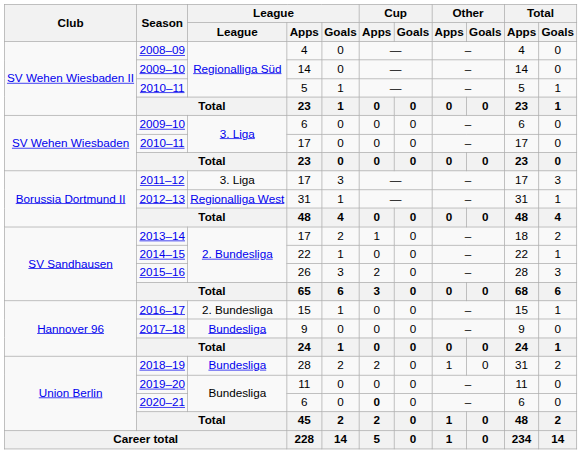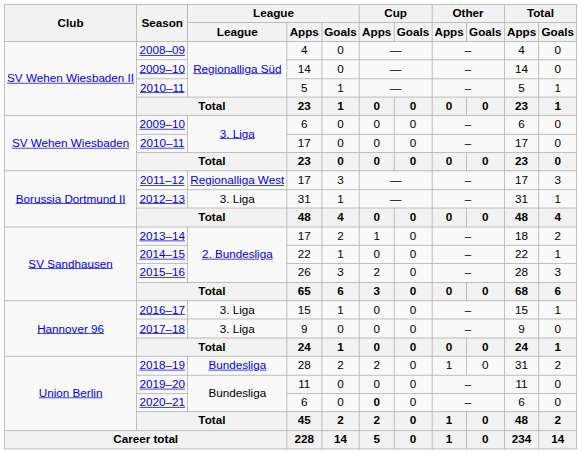(237, 180) 3. Liga -> (237, 180) Regionalliga West
(237, 198) Regionalliga West -> (237, 198) 3. Liga
(237, 310) 2. Bundesliga -> (237, 310) 3. Liga
(237, 328) Bundesliga -> (237, 328) 3. Liga
